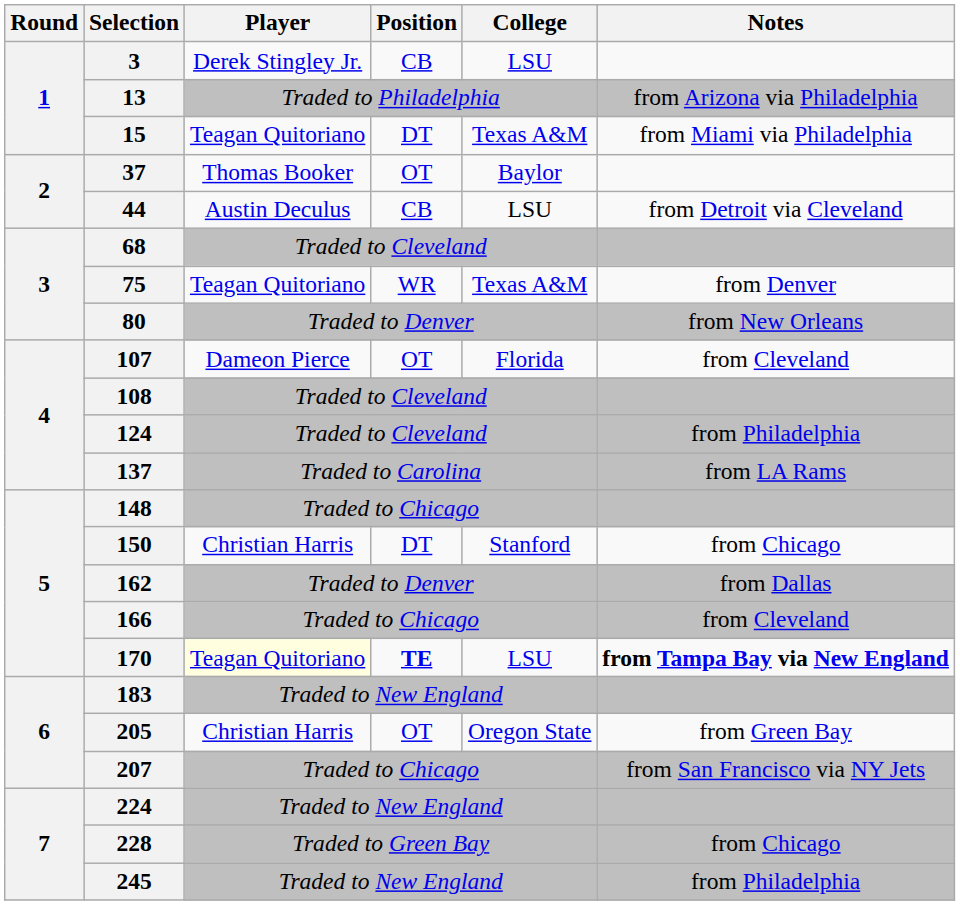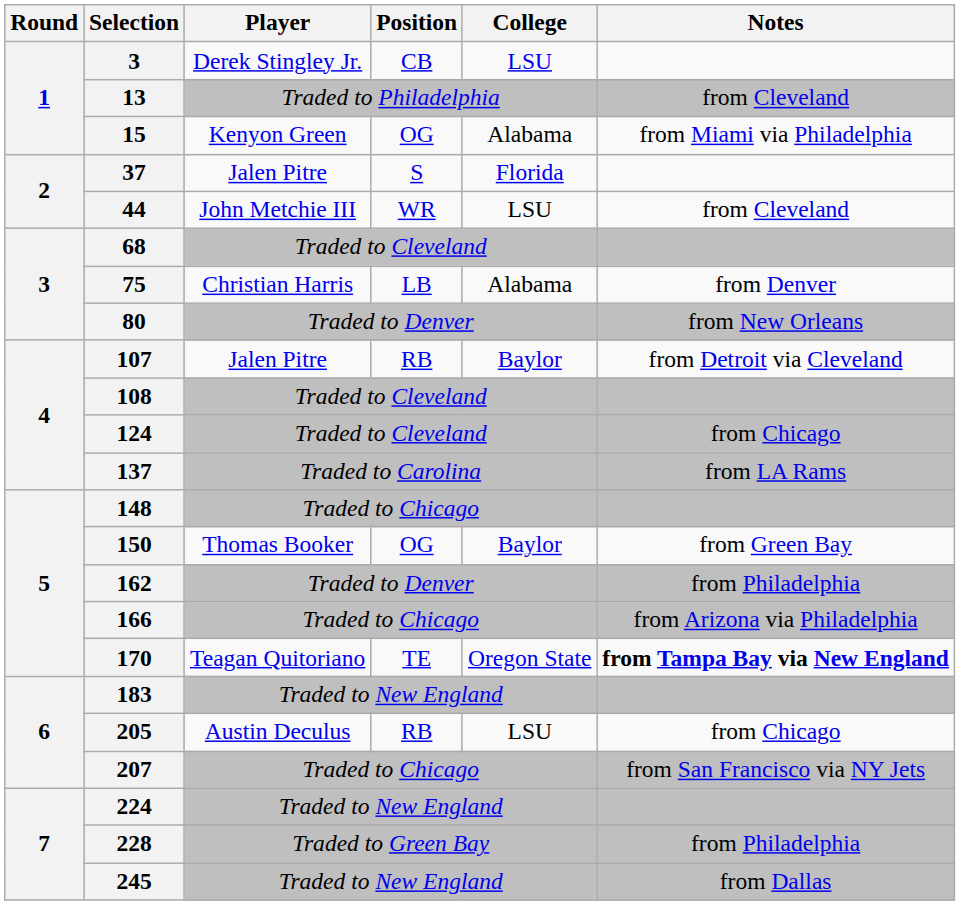(776, 97) from Arizona via Philadelphia -> (776, 97) from Cleveland
(278, 135) Teagan Quitoriano -> (278, 135) Kenyon Green
(417, 135) DT -> (417, 135) OG
(530, 135) Texas A&M -> (530, 135) Alabama
(278, 172) Thomas Booker -> (278, 172) Jalen Pitre
(417, 172) OT -> (417, 172) S
(530, 172) Baylor -> (530, 172) Florida
(278, 209) Austin Deculus -> (278, 209) John Metchie III
(417, 209) CB -> (417, 209) WR
(776, 209) from Detroit via Cleveland -> (776, 209) from Cleveland
(278, 284) Teagan Quitoriano -> (278, 284) Christian Harris
(417, 284) WR -> (417, 284) LB
(530, 284) Texas A&M -> (530, 284) Alabama
(278, 358) Dameon Pierce -> (278, 358) Jalen Pitre
(417, 358) OT -> (417, 358) RB
(530, 358) Florida -> (530, 358) Baylor
(776, 358) from Cleveland -> (776, 358) from Detroit via Cleveland
(776, 433) from Philadelphia -> (776, 433) from Chicago
(278, 545) Christian Harris -> (278, 545) Thomas Booker
(417, 545) DT -> (417, 545) OG
(530, 545) Stanford -> (530, 545) Baylor
(776, 545) from Chicago -> (776, 545) from Green Bay
(776, 582) from Dallas -> (776, 582) from Philadelphia
(776, 619) from Cleveland -> (776, 619) from Arizona via Philadelphia
(278, 657) lightyellow background -> (278, 657) no background
(417, 657) bold -> (417, 657) normal
(530, 657) LSU -> (530, 657) Oregon State
(278, 731) Christian Harris -> (278, 731) Austin Deculus
(417, 731) OT -> (417, 731) RB
(530, 731) Oregon State -> (530, 731) LSU
(776, 731) from Green Bay -> (776, 731) from Chicago
(776, 843) from Chicago -> (776, 843) from Philadelphia
(776, 881) from Philadelphia -> (776, 881) from Dallas
